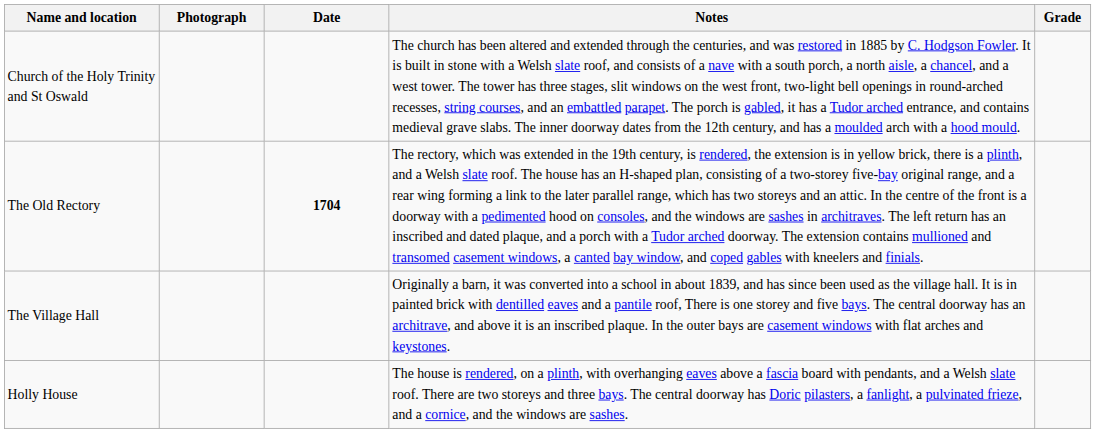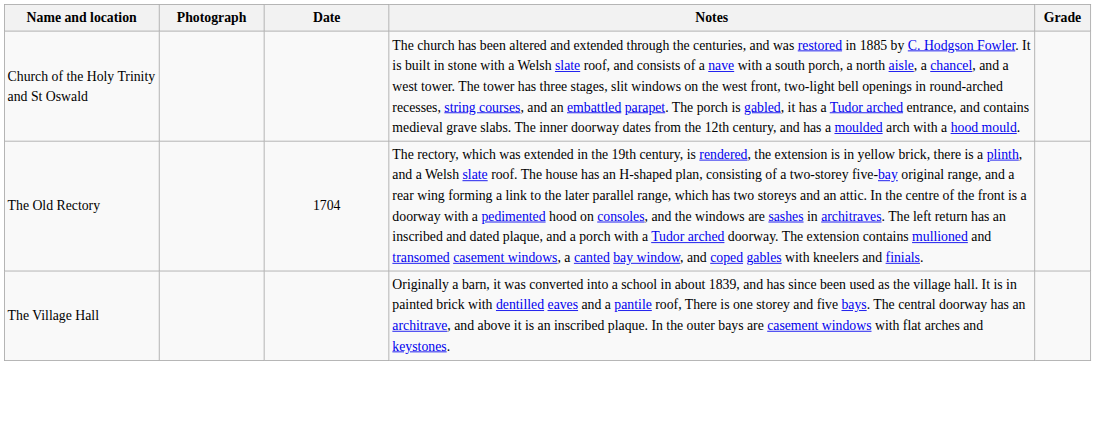(327, 206) bold -> (327, 206) normal
- row: (43, 394)
